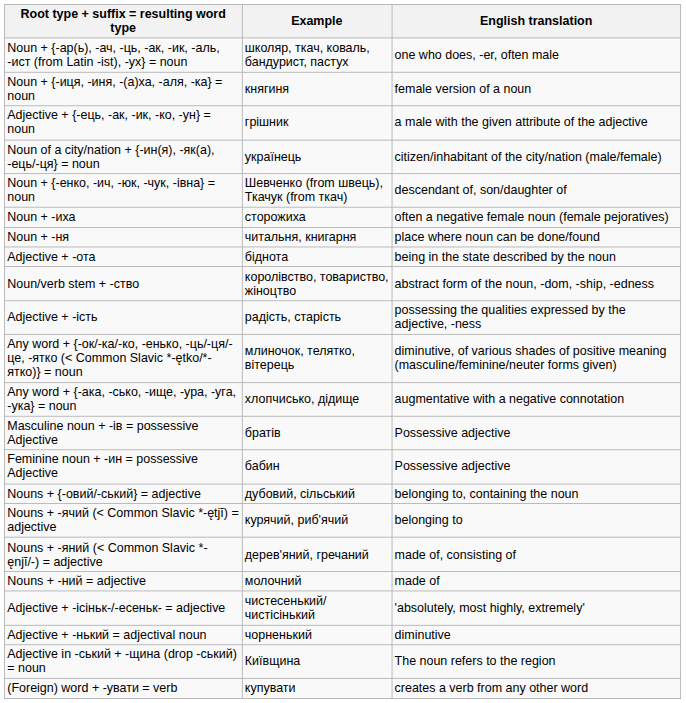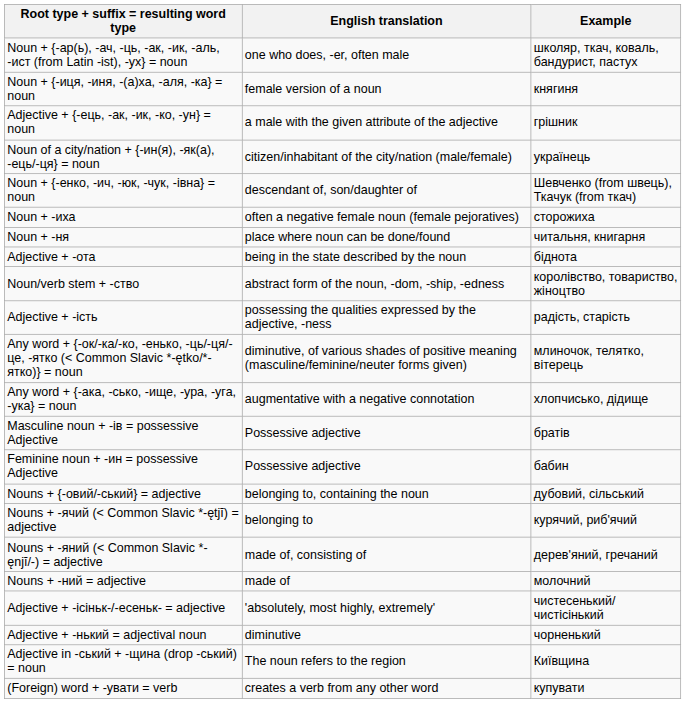columns swapped: (536, 21) <-> (317, 21)
